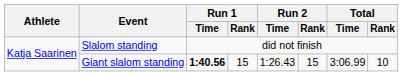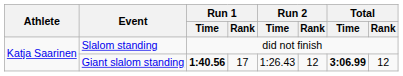(242, 63) 15 -> (242, 63) 17
(313, 63) 15 -> (313, 63) 12
(348, 63) normal -> (348, 63) bold
(383, 63) 10 -> (383, 63) 12
